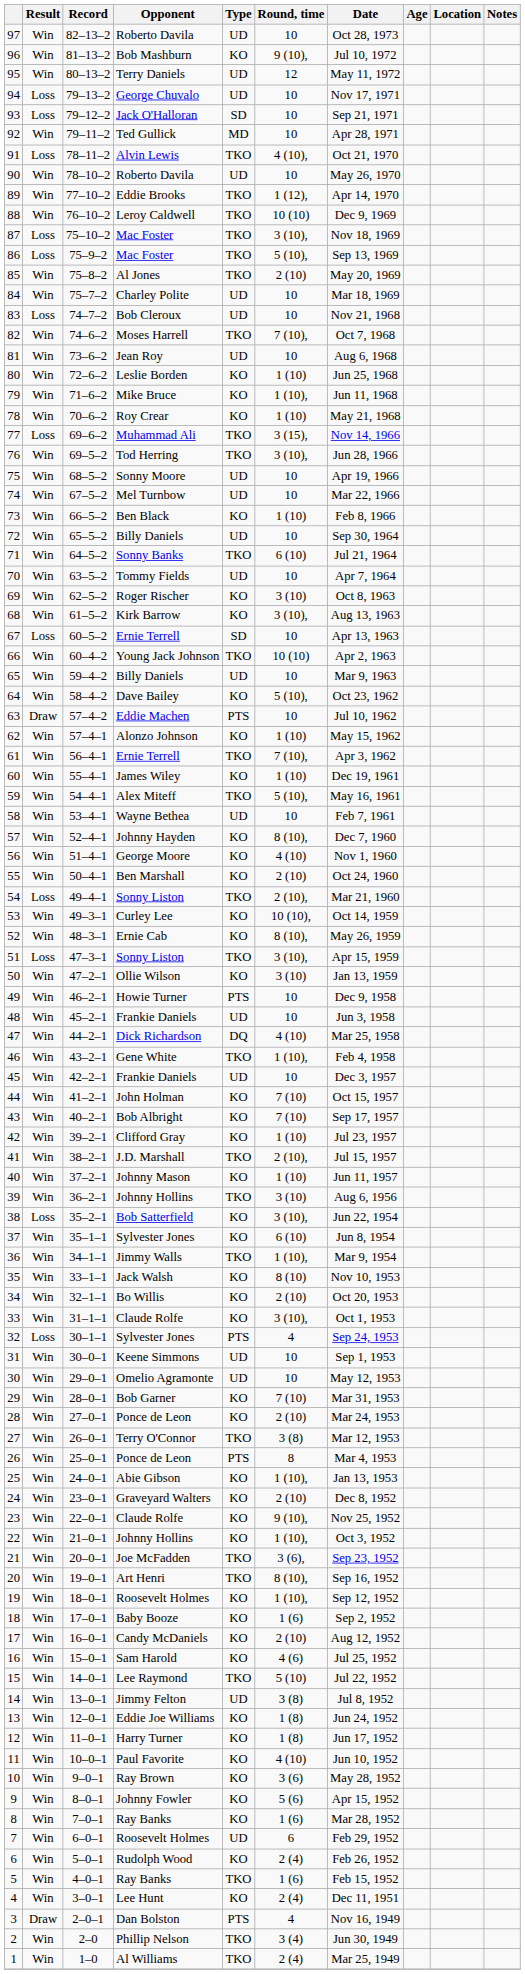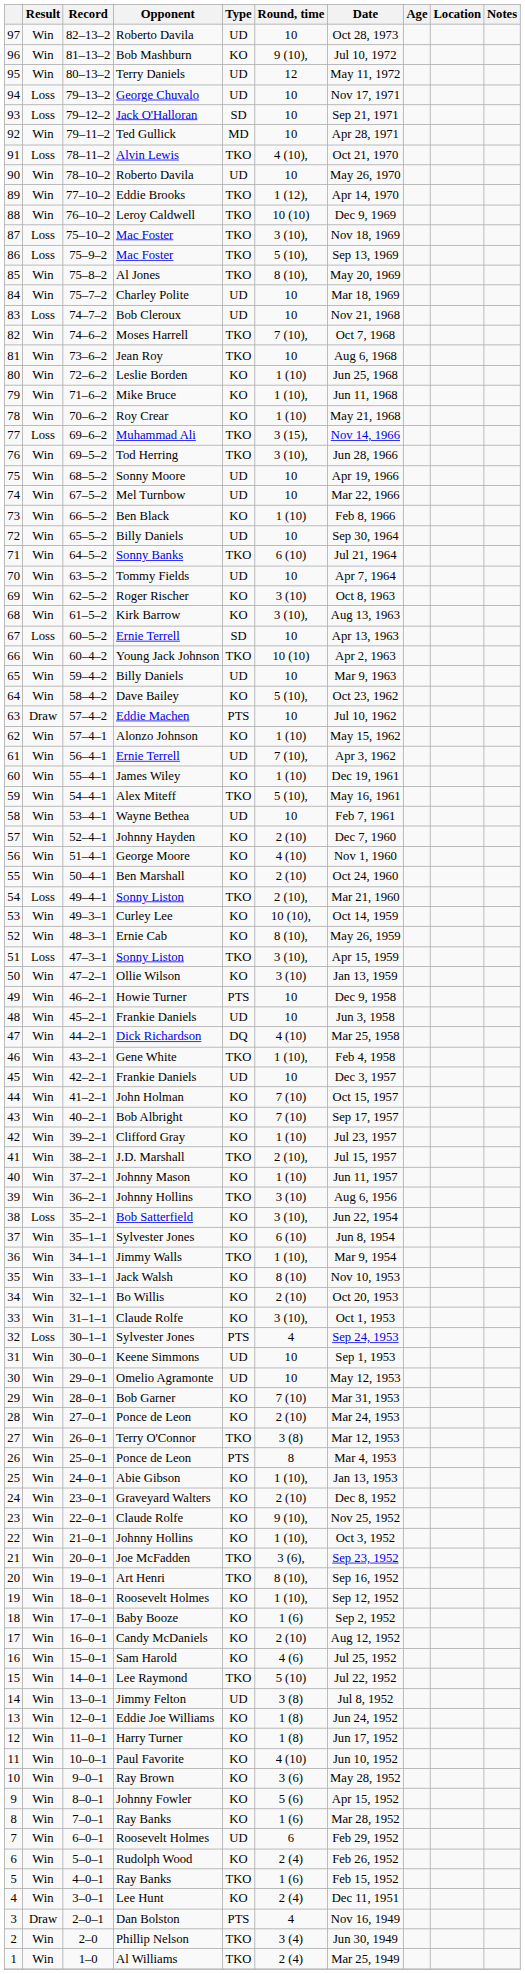(291, 275) 2 (10) -> (291, 275) 8 (10),
(239, 355) UD -> (239, 355) TKO
(239, 756) TKO -> (239, 756) UD
(291, 836) 8 (10), -> (291, 836) 2 (10)
